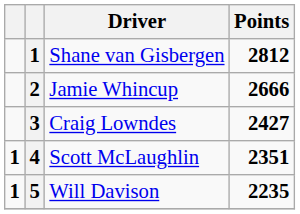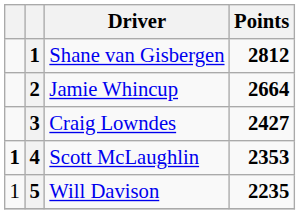(269, 89) 2666 -> (269, 89) 2664
(269, 158) 2351 -> (269, 158) 2353
(15, 192) bold -> (15, 192) normal
